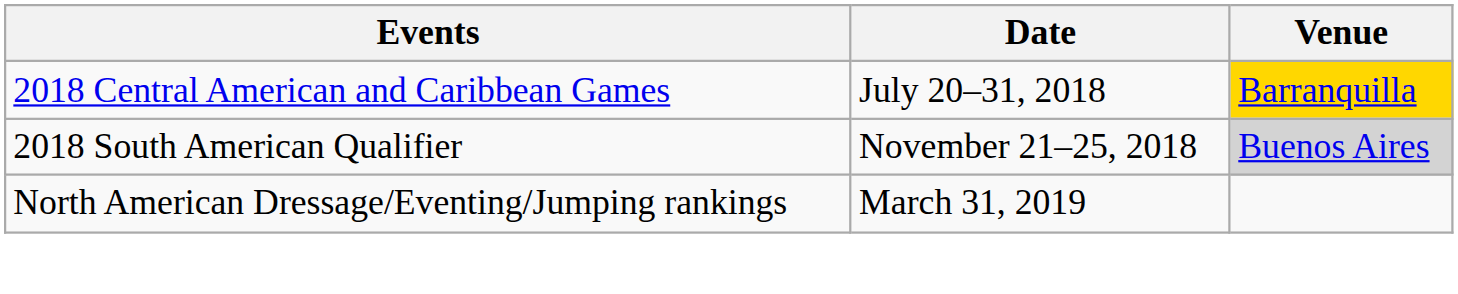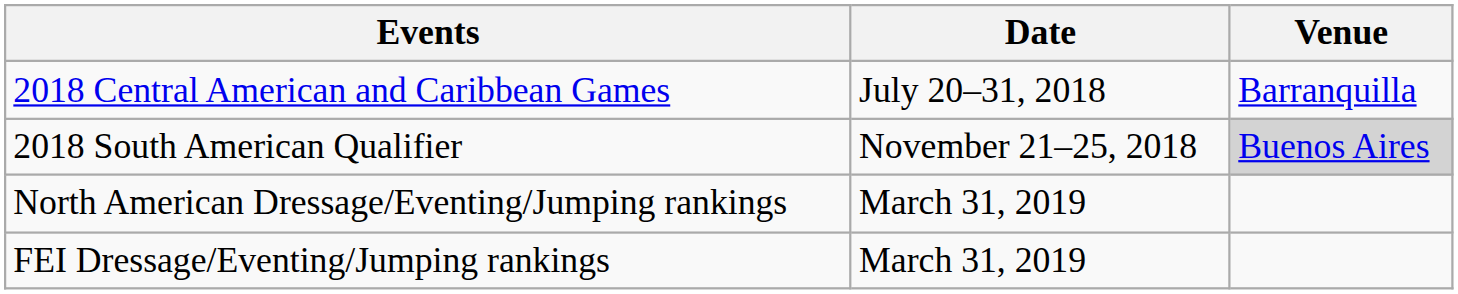(1327, 89) gold background -> (1327, 89) no background
+ row: (312, 259)
